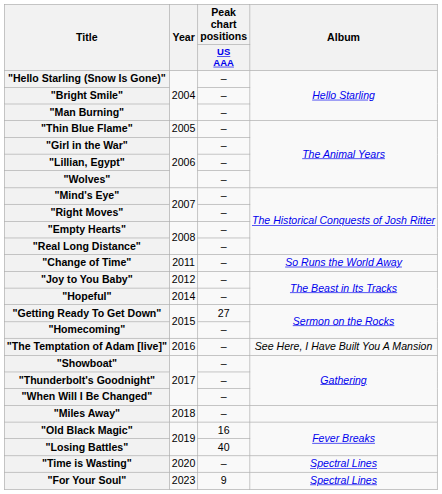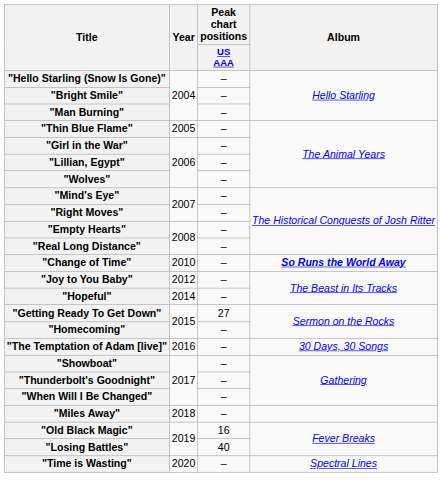(184, 263) 2011 -> (184, 263) 2010
(344, 263) normal -> (344, 263) bold
(344, 346) See Here, I Have Built You A Mansion -> (344, 346) 30 Days, 30 Songs
- row: (87, 480)
